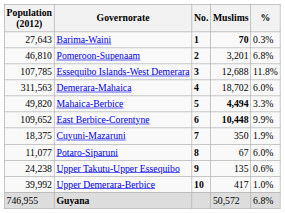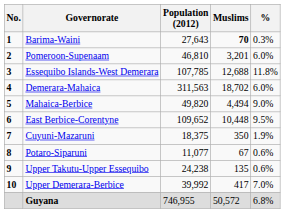columns swapped: (201, 18) <-> (29, 18)
(263, 56) 6.8% -> (263, 56) 6.0%
(238, 104) bold -> (238, 104) normal
(263, 104) 3.3% -> (263, 104) 9.0%
(235, 120) bold -> (235, 120) normal
(263, 120) 9.9% -> (263, 120) 9.5%
(263, 152) 6.0% -> (263, 152) 0.6%
(263, 184) 1.0% -> (263, 184) 7.0%
